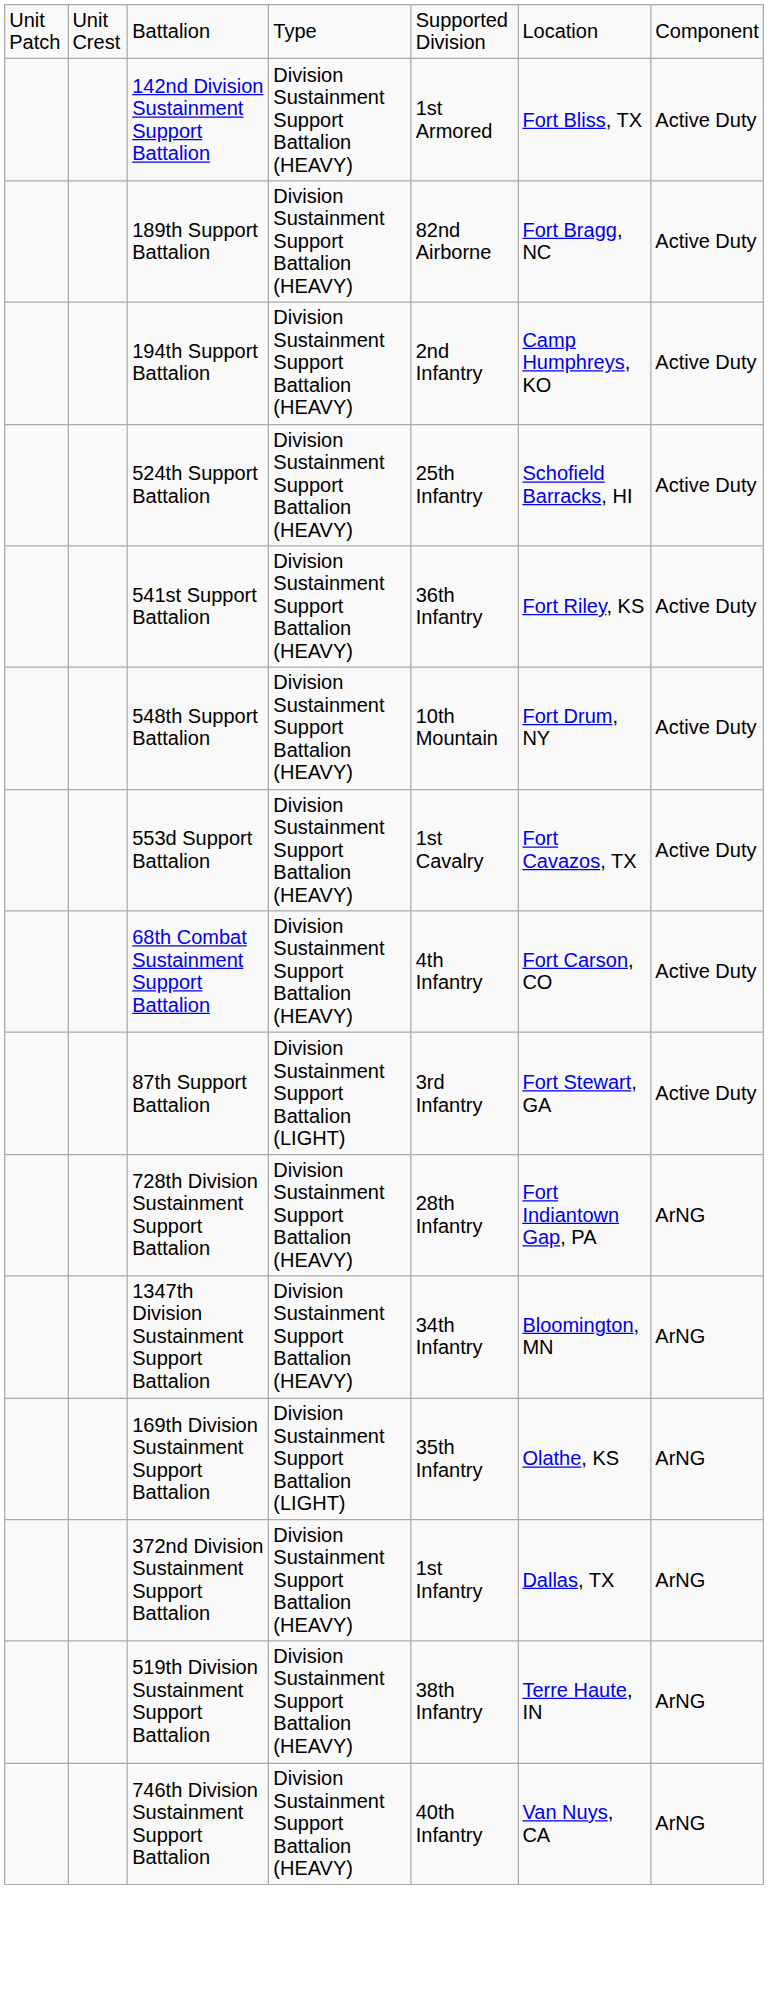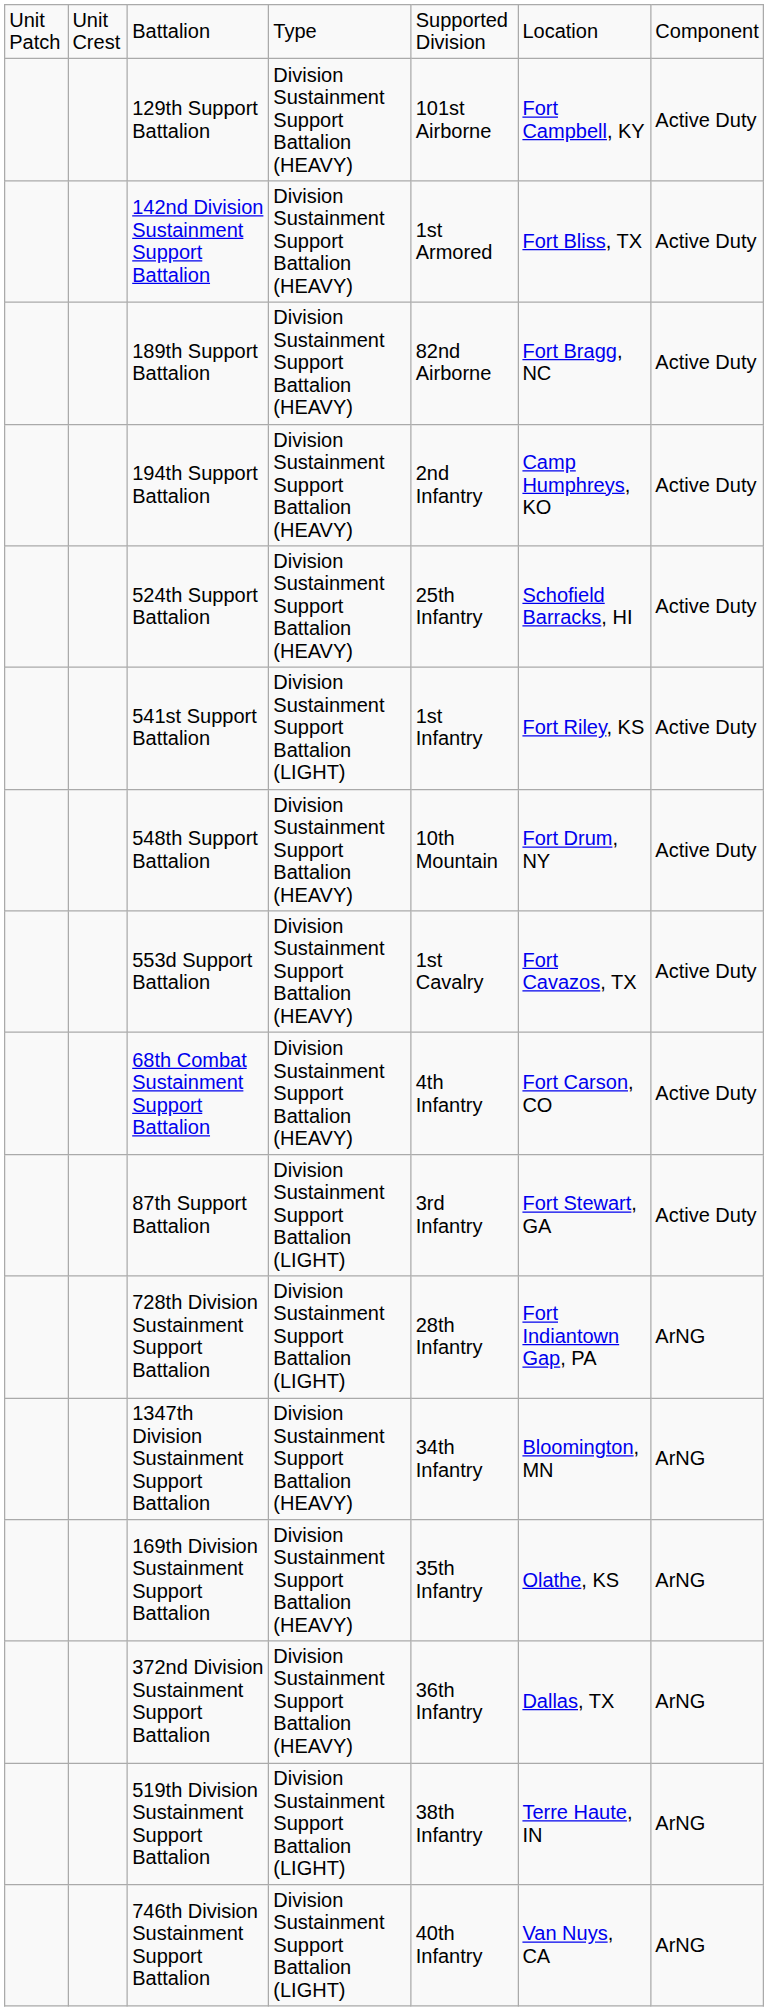+ row: (195, 119)
(329, 606) Division Sustainment Support Battalion (HEAVY) -> (329, 728) Division Sustainment Support Battalion (LIGHT)
(449, 606) 36th Infantry -> (449, 728) 1st Infantry
(329, 1215) Division Sustainment Support Battalion (HEAVY) -> (329, 1336) Division Sustainment Support Battalion (LIGHT)
(329, 1458) Division Sustainment Support Battalion (LIGHT) -> (329, 1580) Division Sustainment Support Battalion (HEAVY)
(449, 1580) 1st Infantry -> (449, 1701) 36th Infantry
(329, 1701) Division Sustainment Support Battalion (HEAVY) -> (329, 1823) Division Sustainment Support Battalion (LIGHT)
(329, 1823) Division Sustainment Support Battalion (HEAVY) -> (329, 1945) Division Sustainment Support Battalion (LIGHT)
